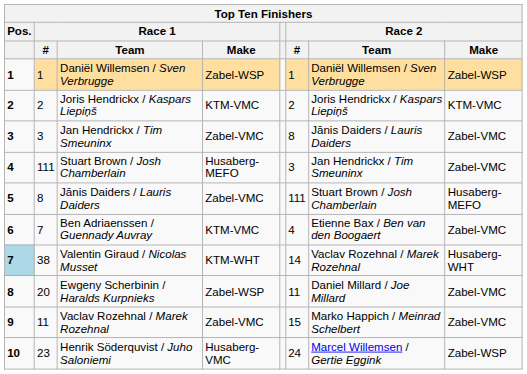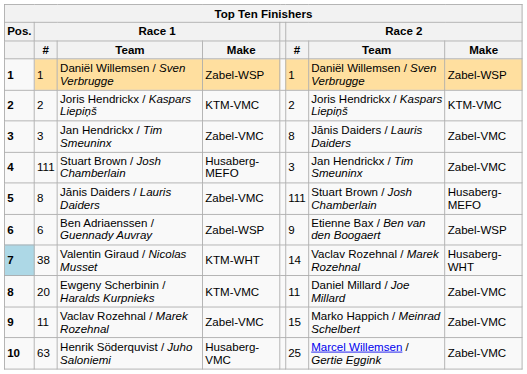(40, 229) 7 -> (40, 229) 6
(232, 229) KTM-VMC -> (235, 229) Zabel-WSP
(291, 229) 4 -> (291, 229) 9
(477, 229) Zabel-VMC -> (477, 229) Zabel-WSP
(235, 291) Zabel-WSP -> (232, 291) KTM-VMC
(43, 353) 23 -> (43, 353) 63
(295, 353) 24 -> (295, 353) 25
(477, 353) Zabel-WSP -> (477, 353) Zabel-VMC
